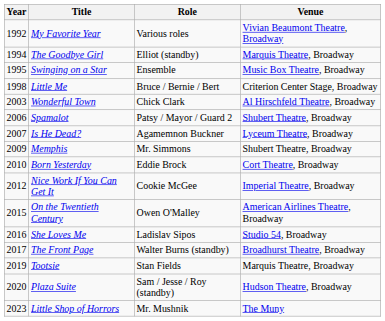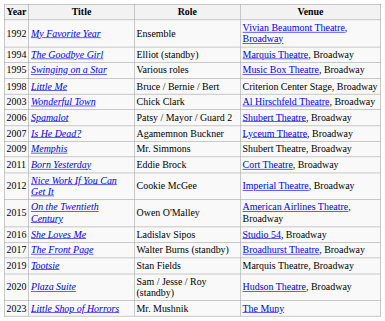(163, 33) Various roles -> (156, 33) Ensemble
(156, 70) Ensemble -> (163, 70) Various roles
(17, 165) 2010 -> (16, 165) 2011
